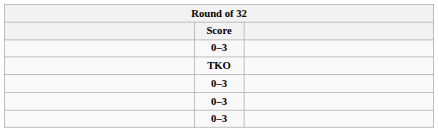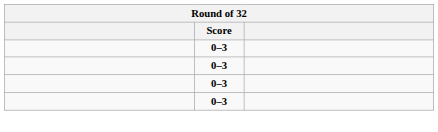- row: (99, 66)
